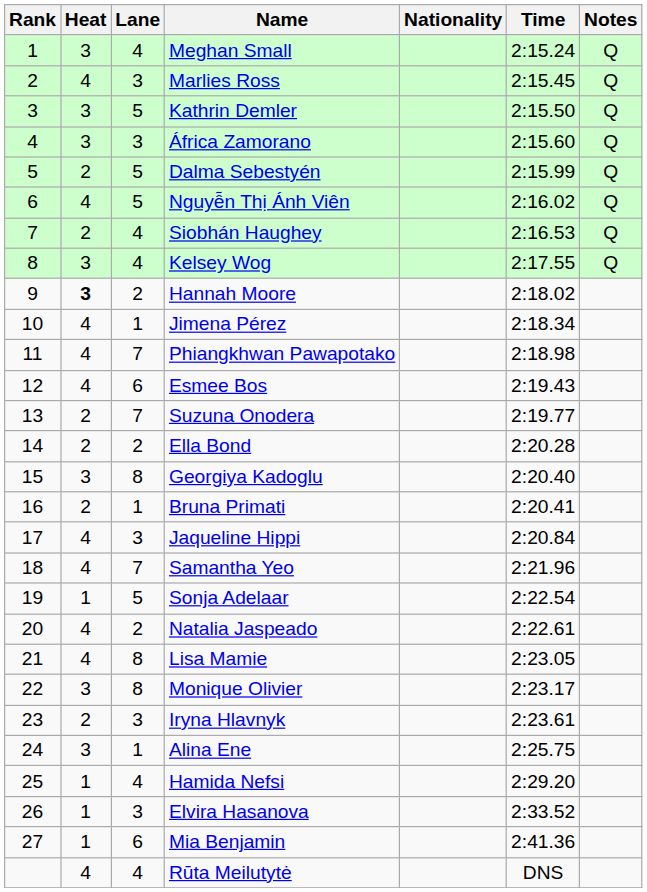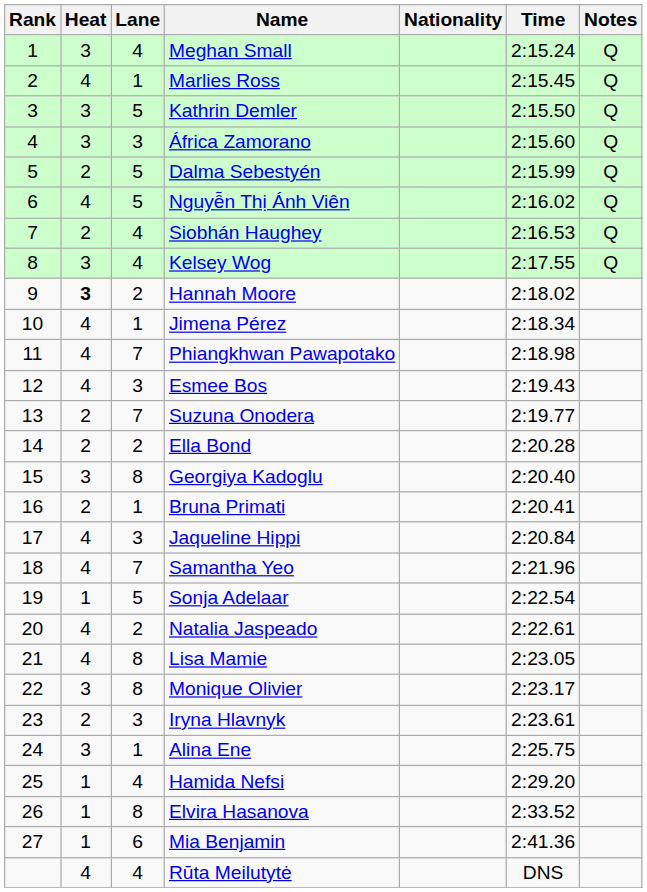(138, 80) 3 -> (138, 80) 1
(138, 385) 6 -> (138, 385) 3
(138, 811) 3 -> (138, 811) 8
